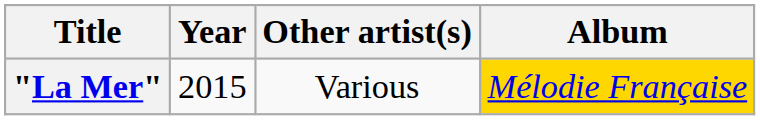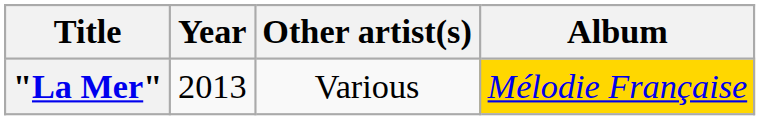(212, 85) 2015 -> (212, 85) 2013
